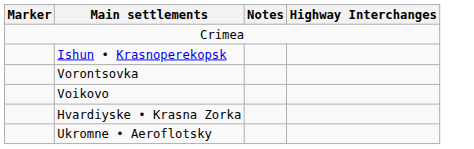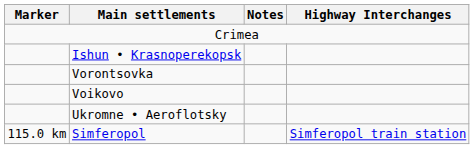- row: (149, 114)
+ row: (109, 134)
